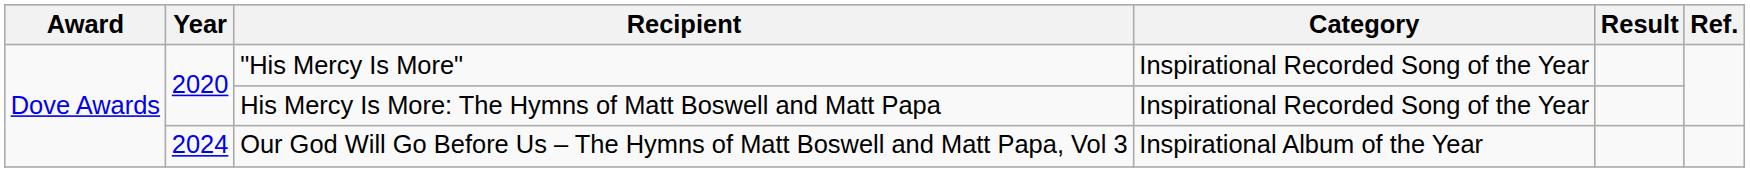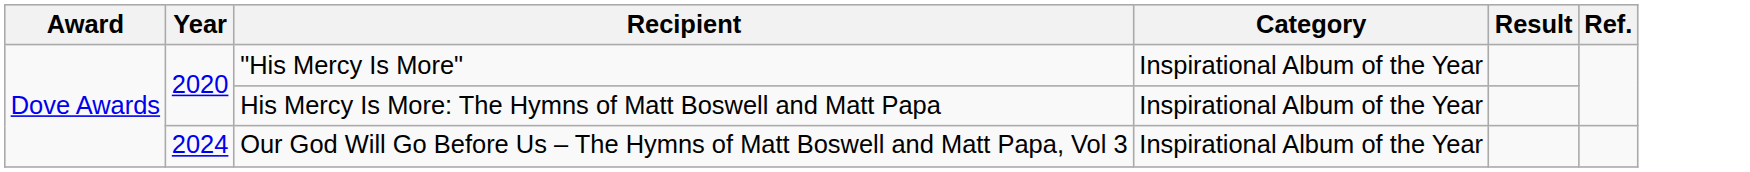(1364, 65) Inspirational Recorded Song of the Year -> (1311, 65) Inspirational Album of the Year
(1364, 105) Inspirational Recorded Song of the Year -> (1311, 105) Inspirational Album of the Year
